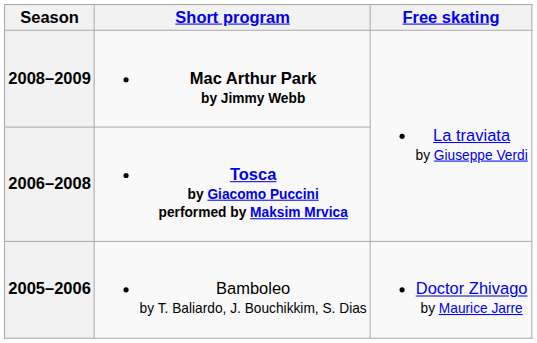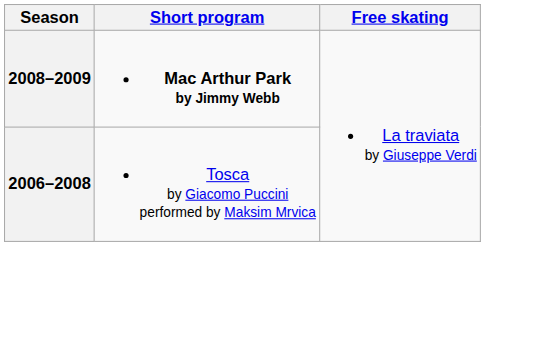(233, 193) bold -> (207, 193) normal
- row: (50, 289)
